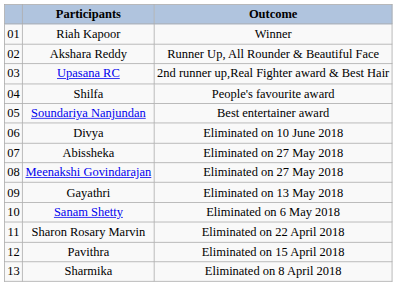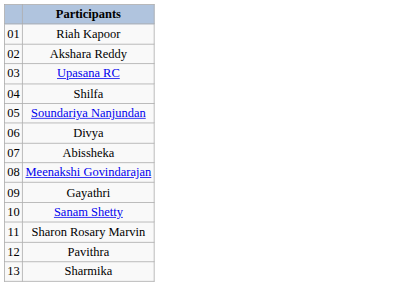- column: (273, 14)
